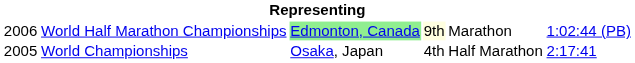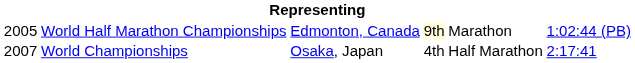(21, 30) 2006 -> (21, 30) 2005
(355, 30) lightgreen background -> (355, 30) no background
(21, 51) 2005 -> (21, 51) 2007
